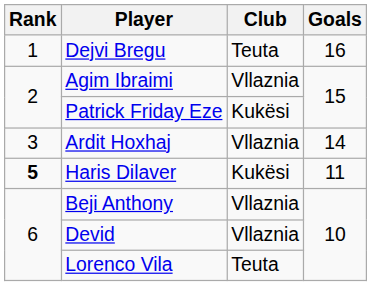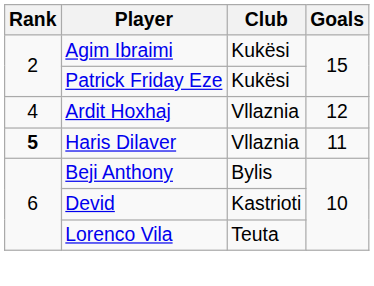- row: (115, 50)
(265, 81) Vllaznia -> (260, 50) Kukësi
(33, 142) 3 -> (33, 111) 4
(335, 142) 14 -> (337, 111) 12
(260, 173) Kukësi -> (265, 142) Vllaznia
(265, 204) Vllaznia -> (252, 173) Bylis
(265, 234) Vllaznia -> (266, 204) Kastrioti
